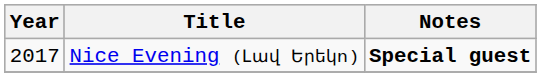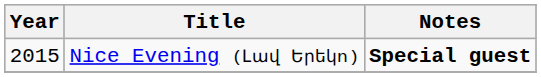(35, 56) 2017 -> (35, 56) 2015
